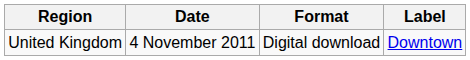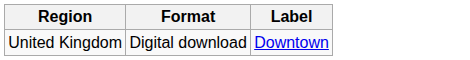- column: (192, 17)
